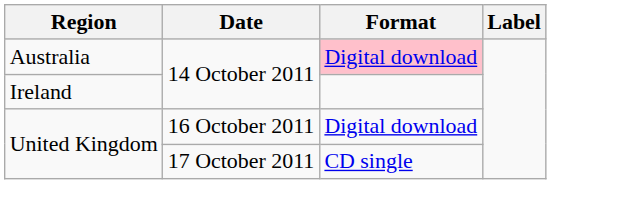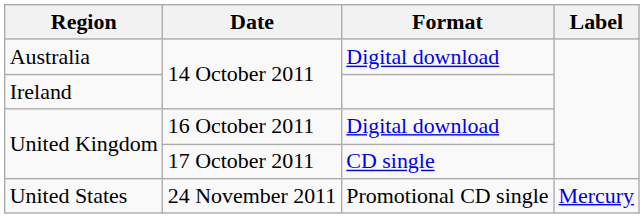(401, 56) pink background -> (423, 56) no background
+ row: (68, 195)
